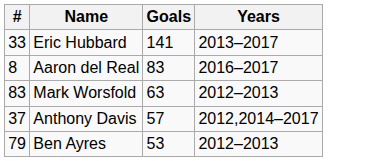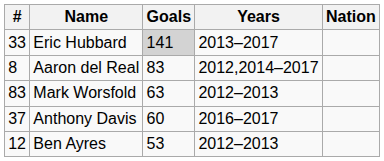+ column: (351, 17)
(160, 42) no background -> (160, 42) lightgrey background
(238, 67) 2016–2017 -> (258, 67) 2012,2014–2017
(155, 118) 57 -> (155, 118) 60
(258, 118) 2012,2014–2017 -> (238, 118) 2016–2017
(17, 144) 79 -> (17, 144) 12
